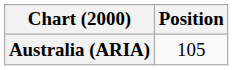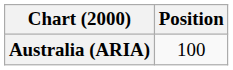(191, 49) 105 -> (191, 49) 100
